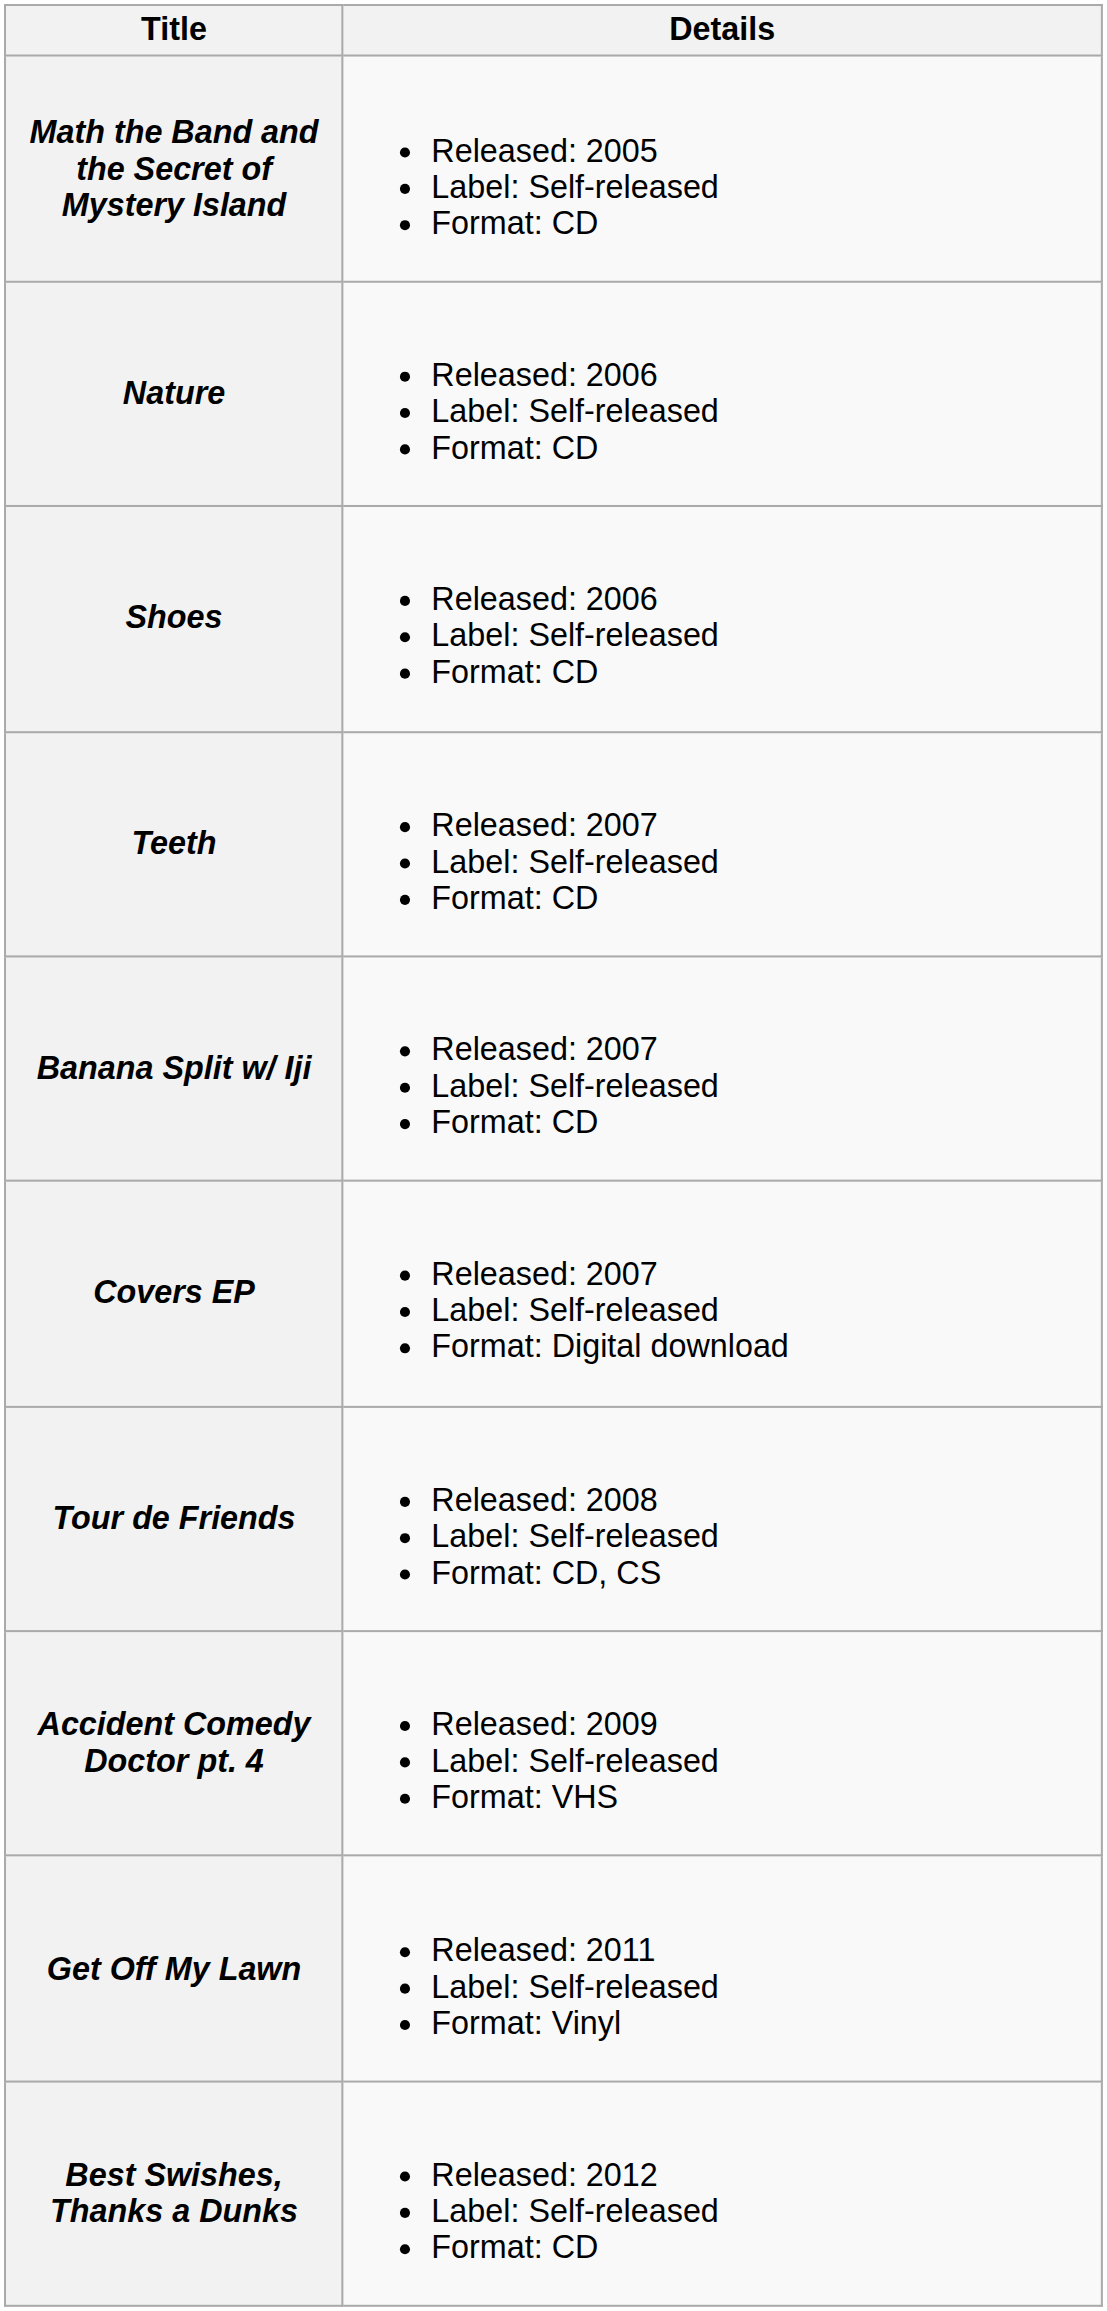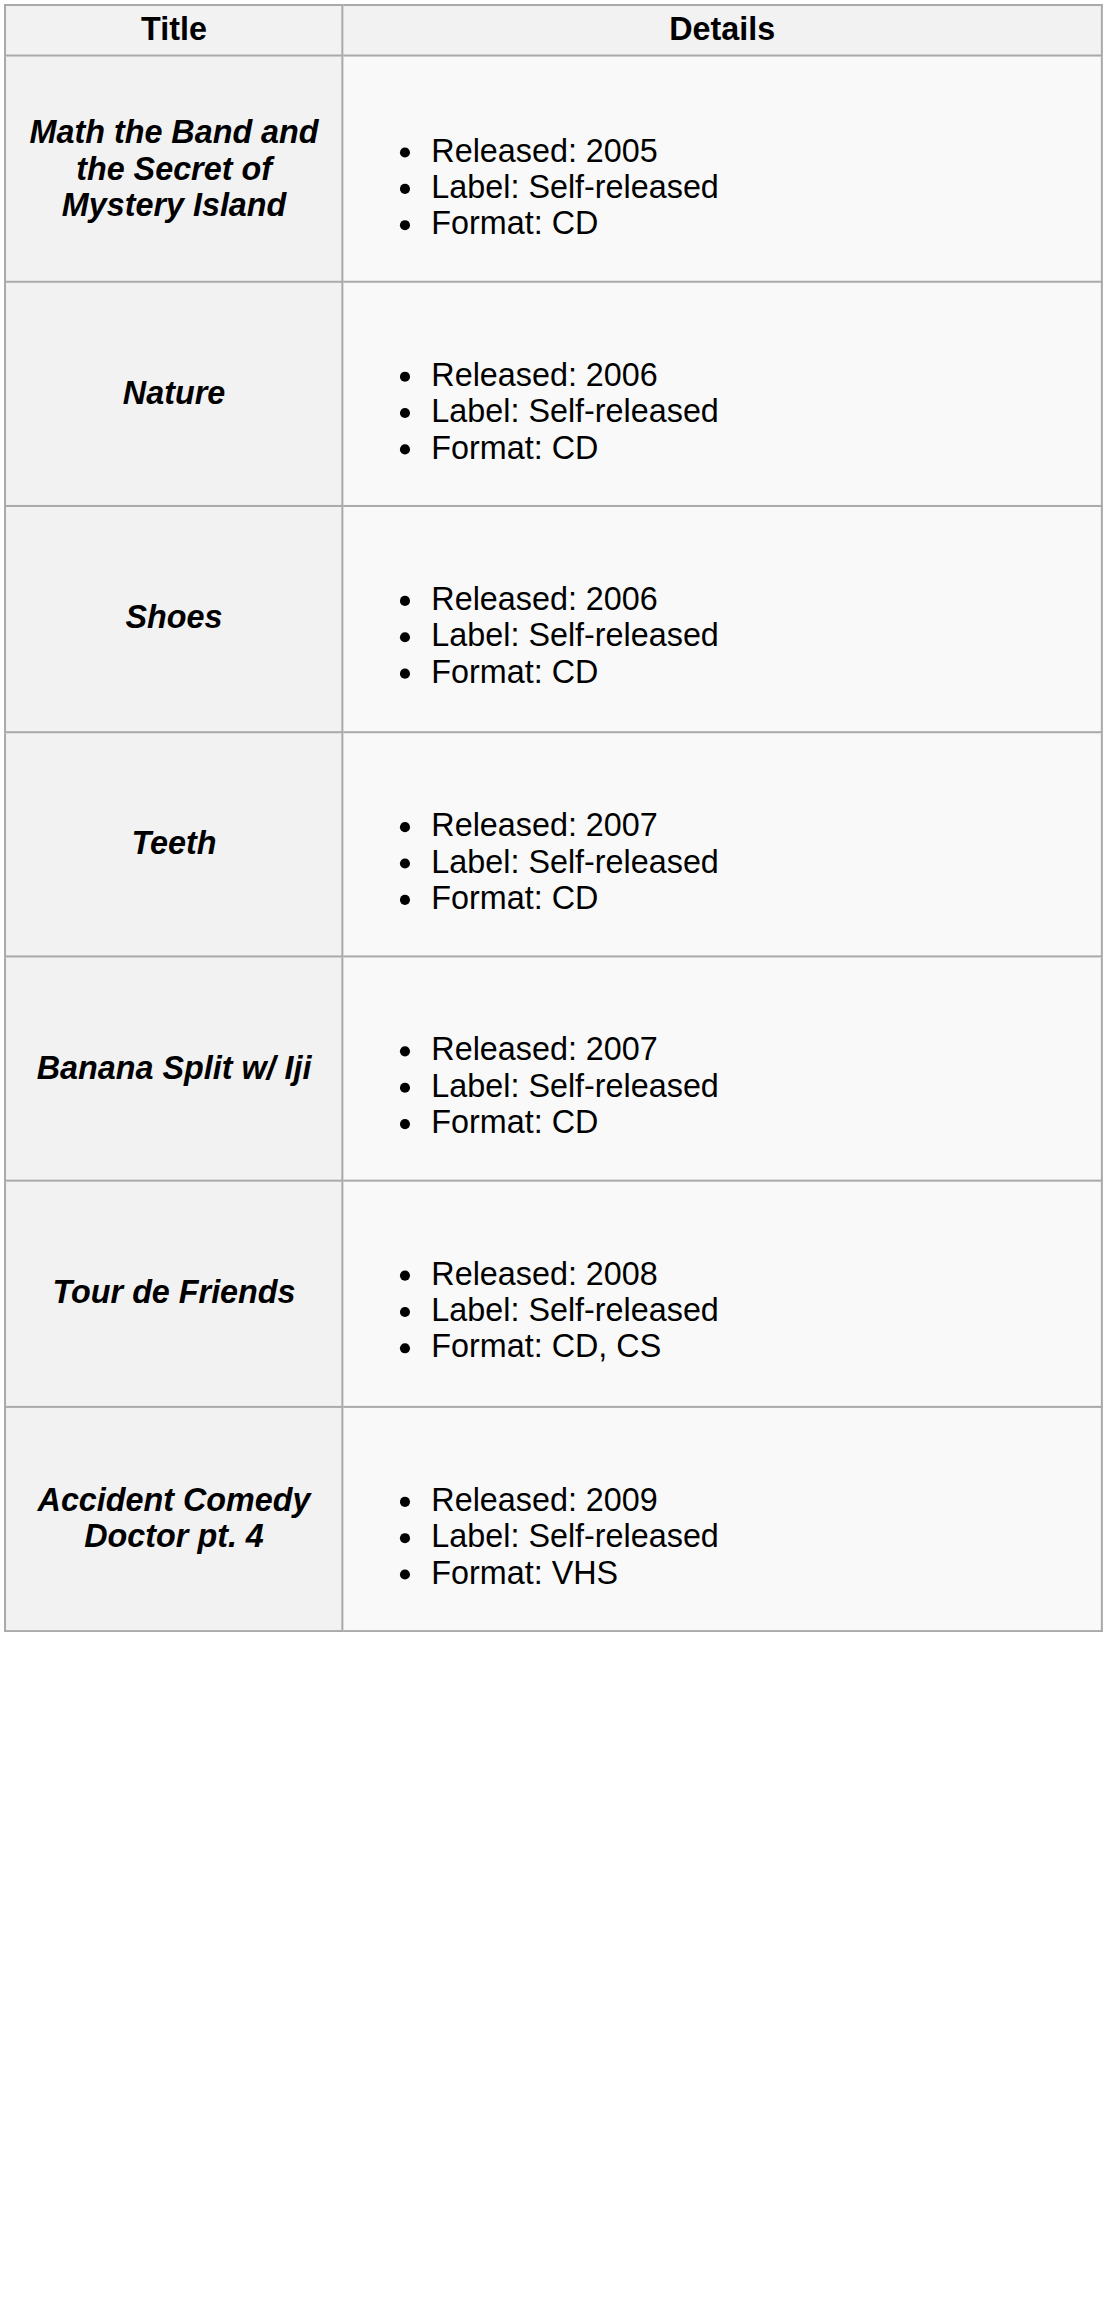- row: (174, 1293)
- row: (174, 1968)
- row: (174, 2193)
